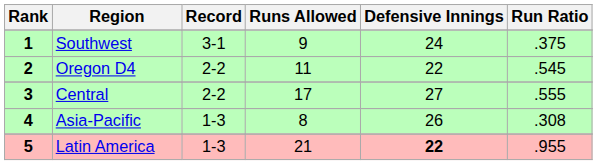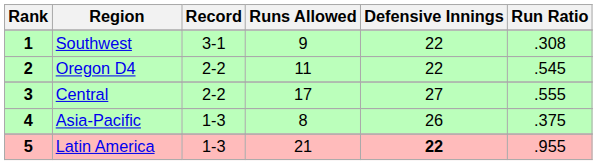(434, 43) 24 -> (434, 43) 22
(550, 43) .375 -> (550, 43) .308
(550, 120) .308 -> (550, 120) .375
